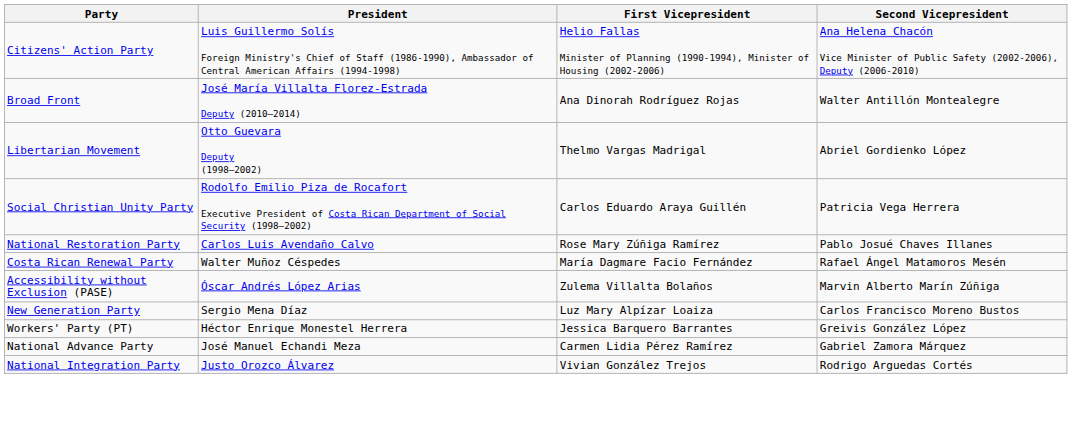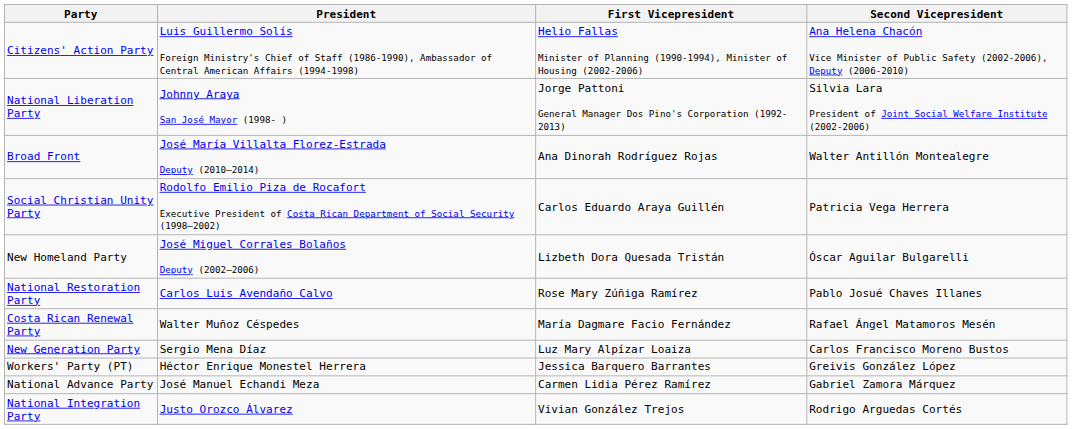+ row: (70, 107)
- row: (74, 150)
+ row: (67, 256)
- row: (77, 286)
